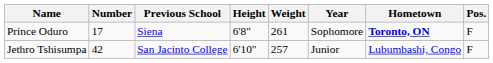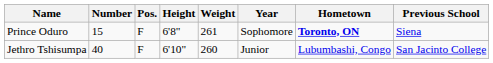columns swapped: (476, 13) <-> (182, 13)
(97, 31) 17 -> (97, 31) 15
(97, 49) 42 -> (97, 49) 40
(279, 49) 257 -> (209, 49) 260
